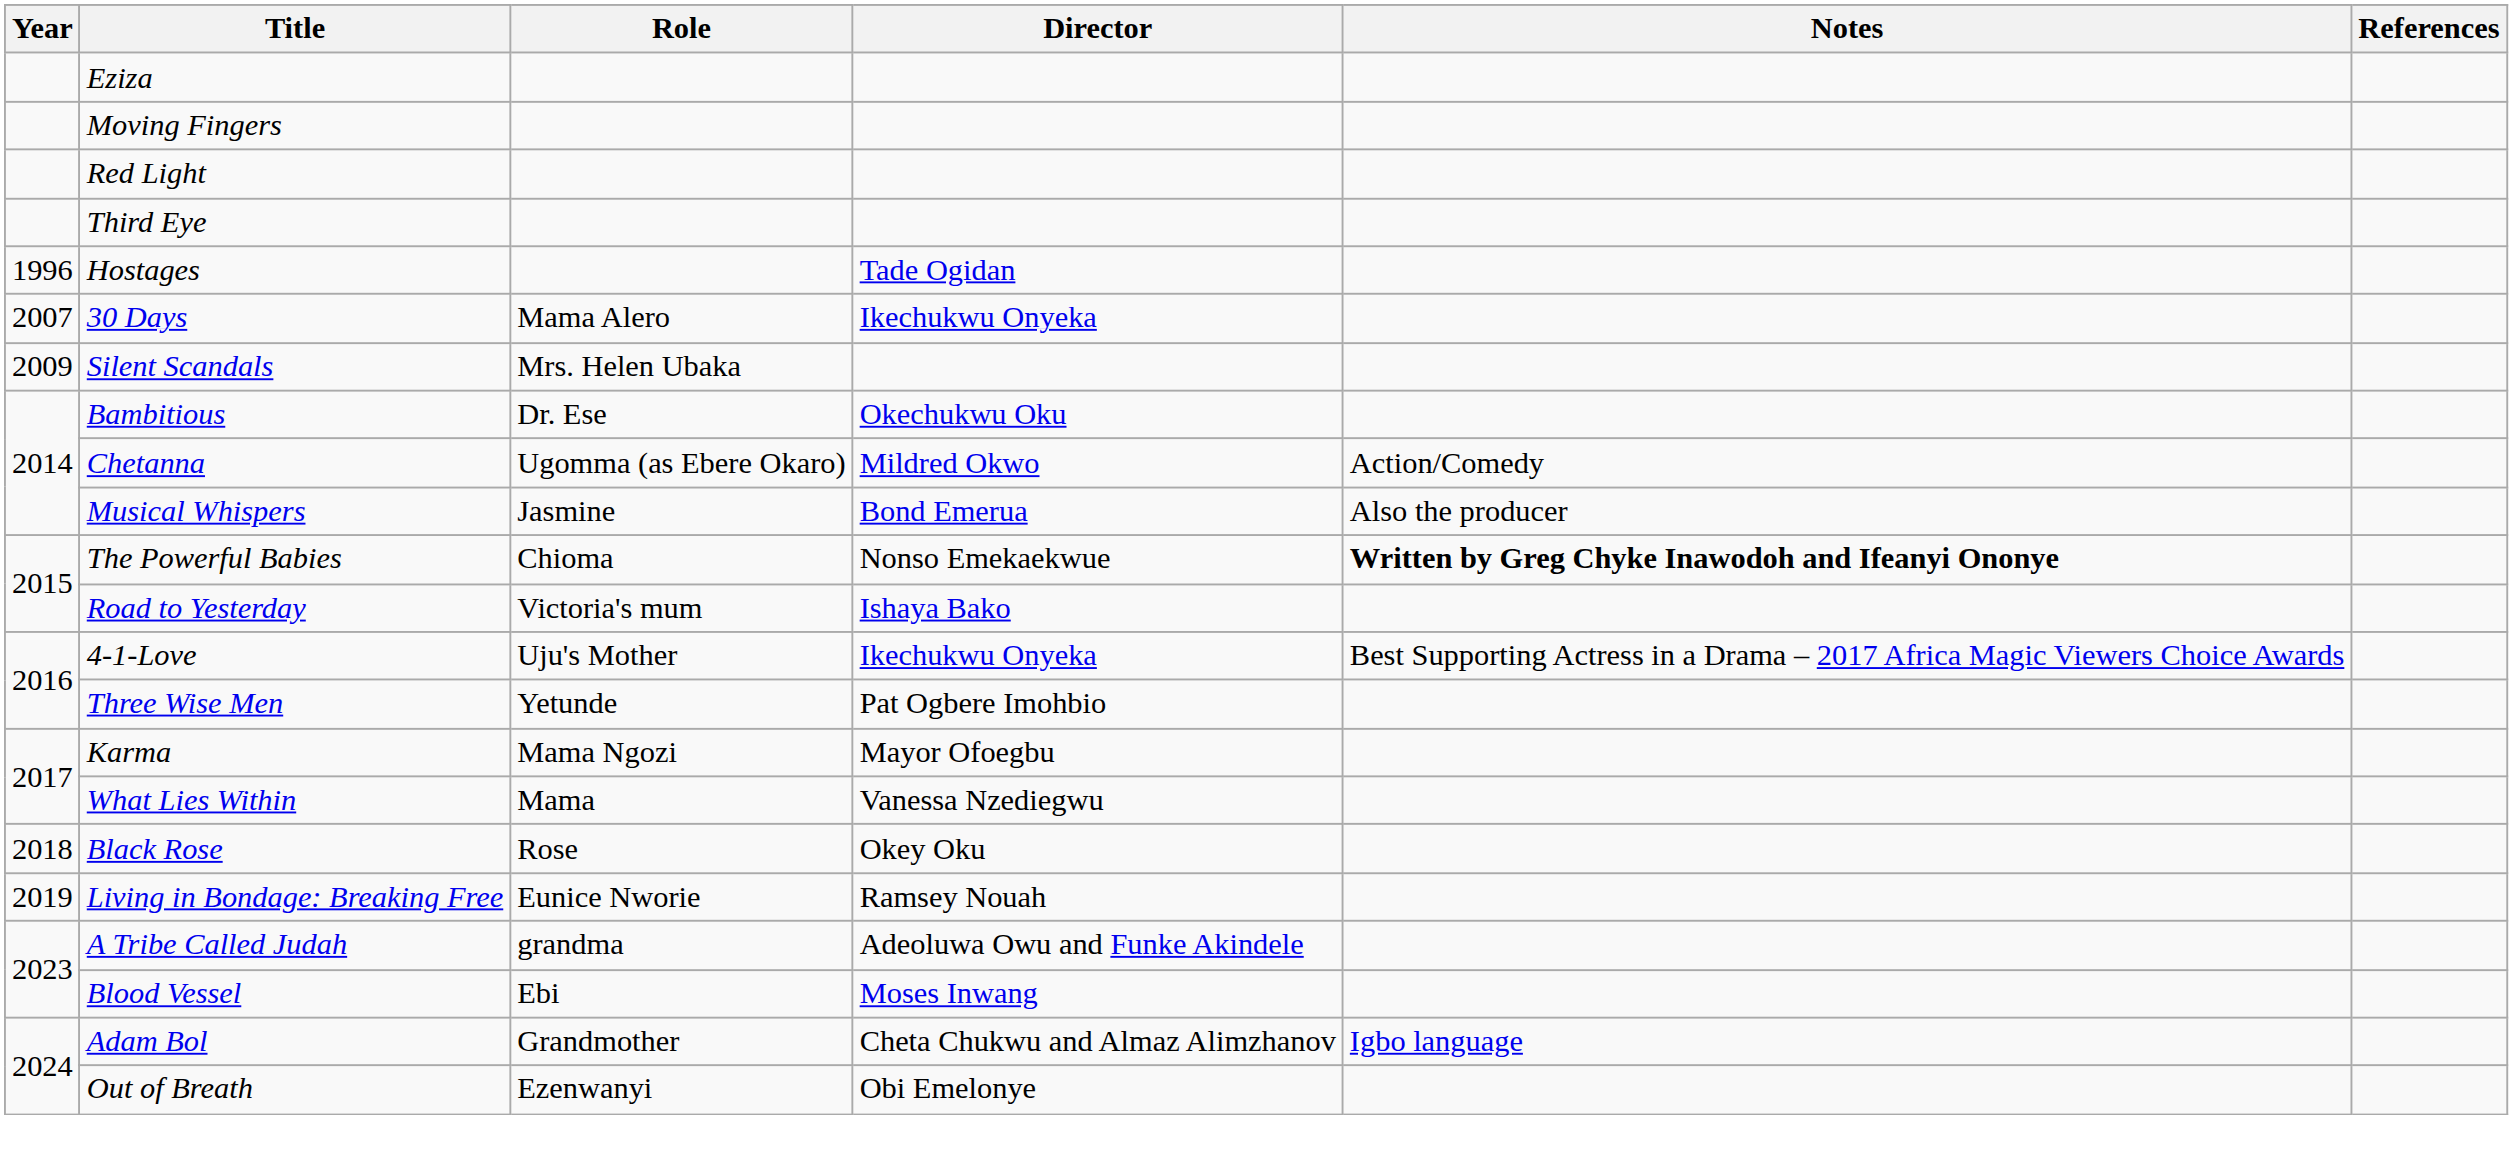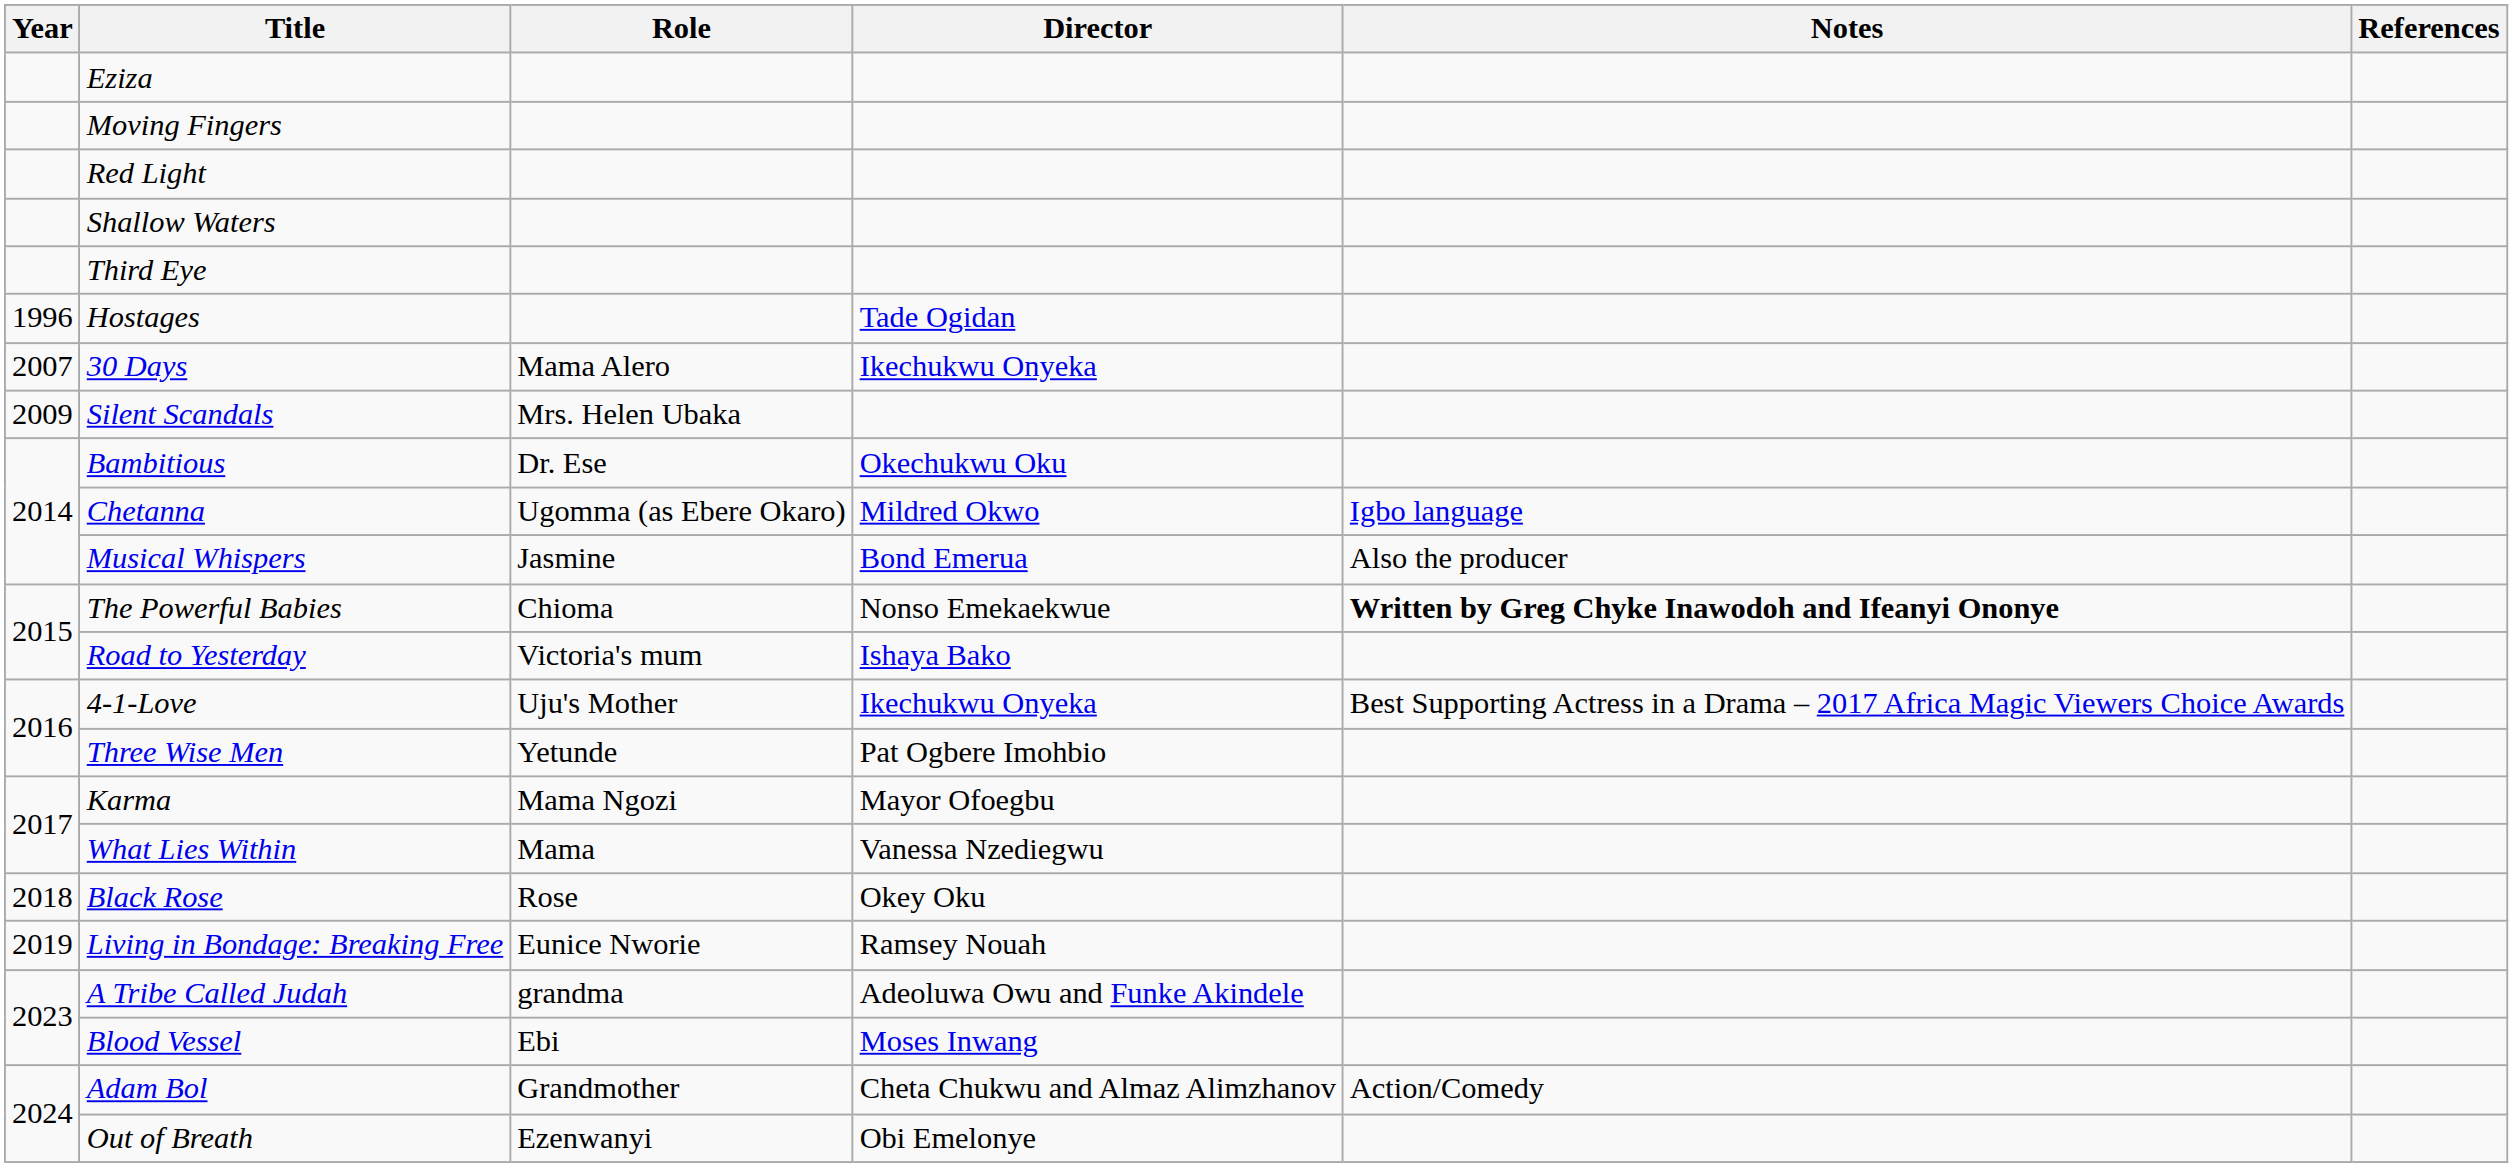+ row: (181, 221)
(1447, 462) Action/Comedy -> (1436, 510) Igbo language
(1436, 1041) Igbo language -> (1447, 1089) Action/Comedy
